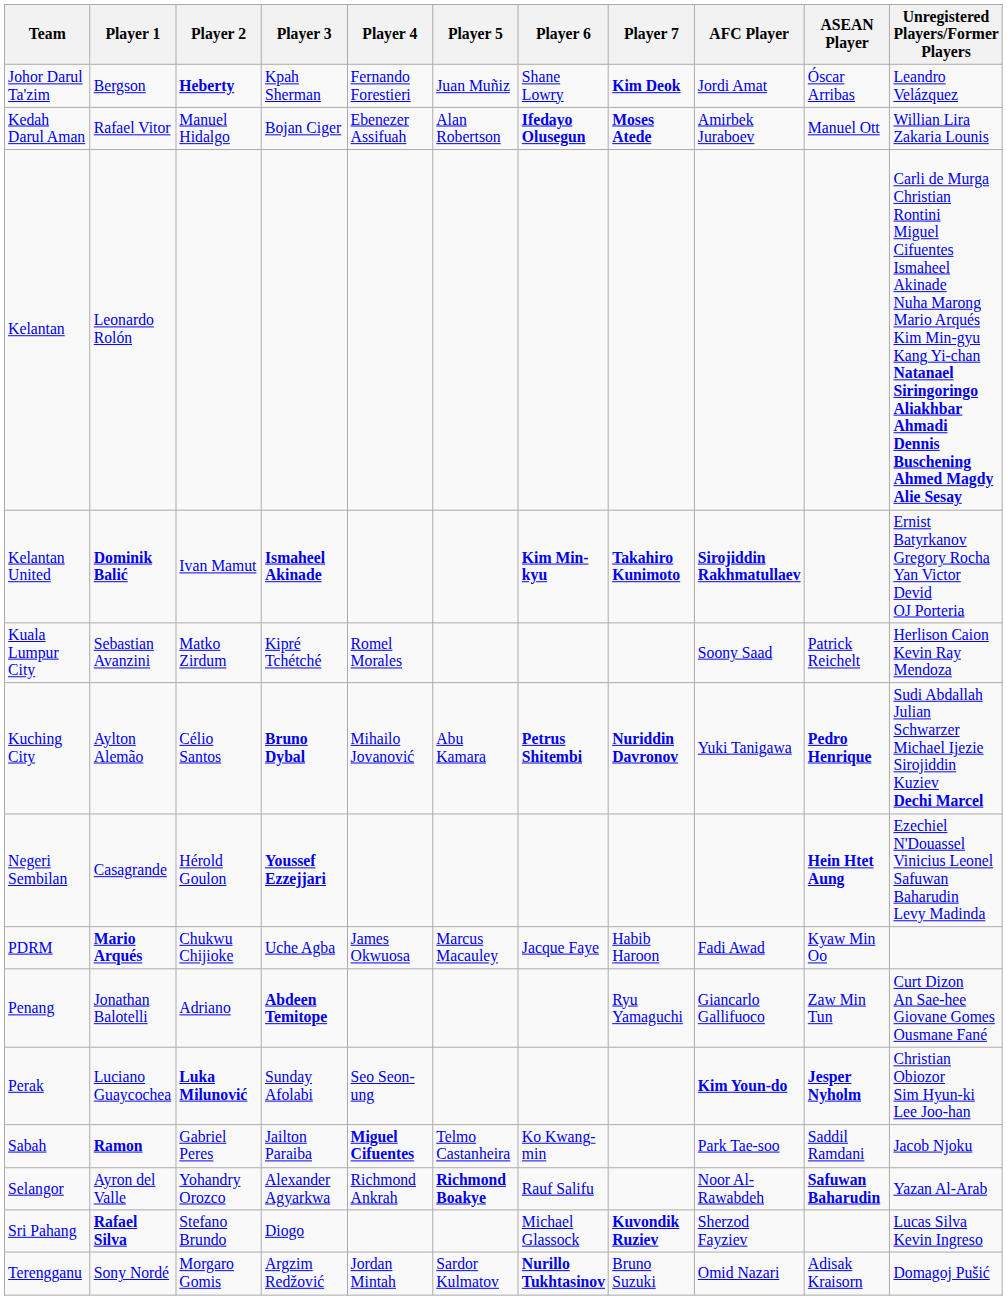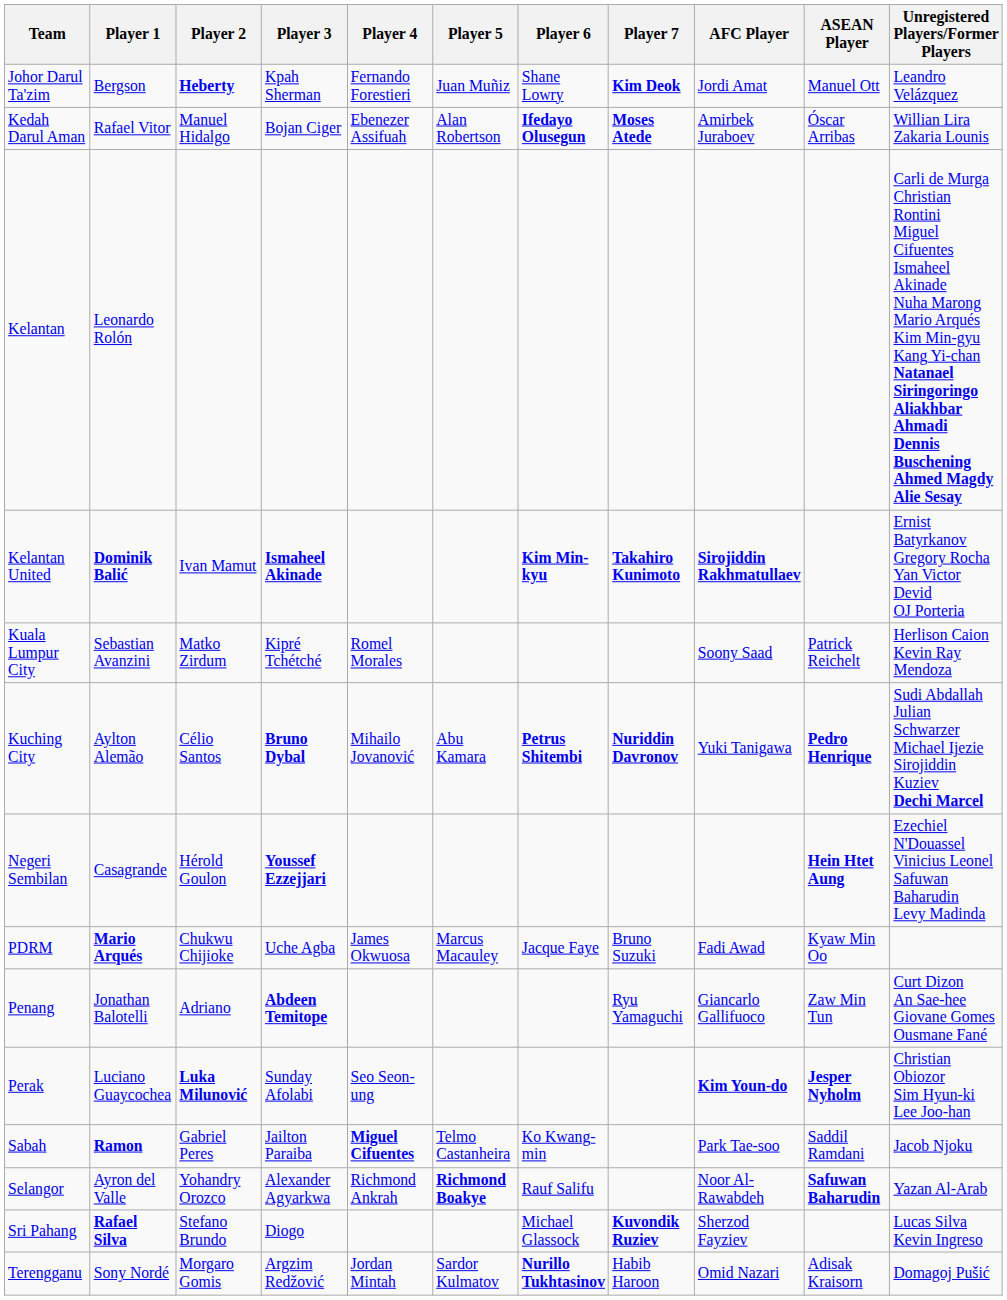(831, 85) Óscar Arribas -> (844, 85) Manuel Ott
(844, 128) Manuel Ott -> (831, 128) Óscar Arribas
(636, 947) Habib Haroon -> (634, 947) Bruno Suzuki
(634, 1273) Bruno Suzuki -> (636, 1273) Habib Haroon
